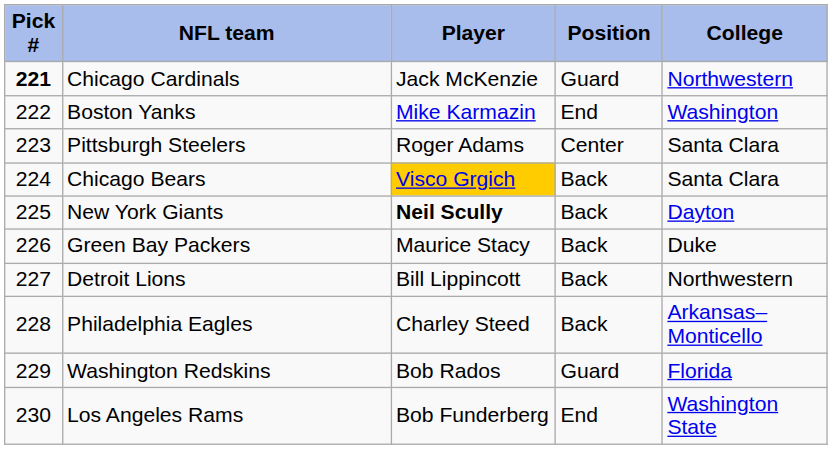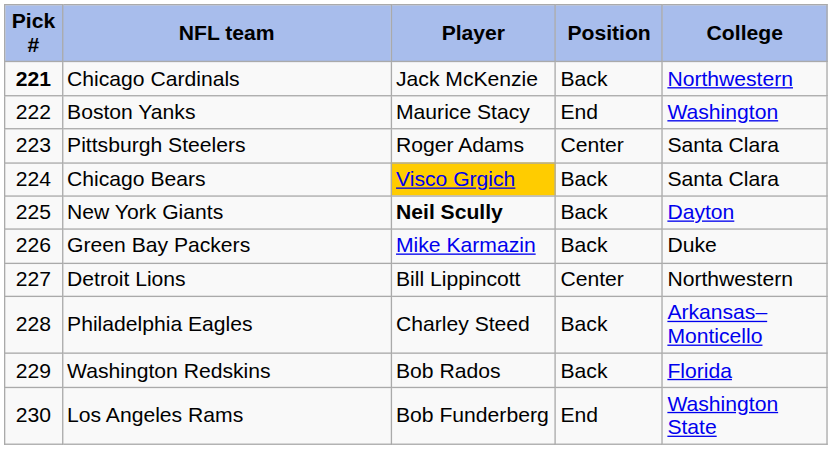(590, 78) Guard -> (584, 78) Back
(466, 111) Mike Karmazin -> (463, 111) Maurice Stacy
(463, 245) Maurice Stacy -> (466, 245) Mike Karmazin
(584, 279) Back -> (592, 279) Center
(590, 370) Guard -> (584, 370) Back
